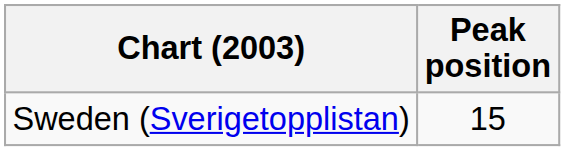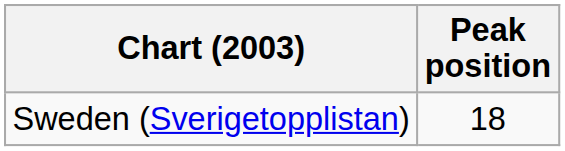(488, 118) 15 -> (488, 118) 18
